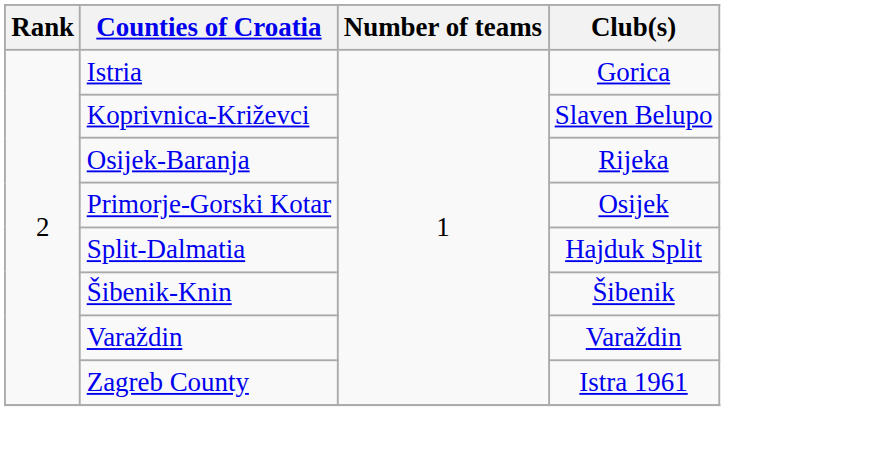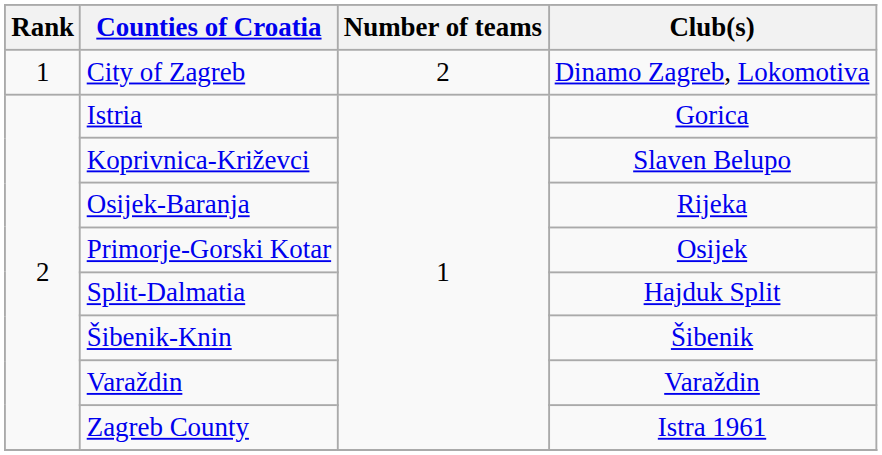+ row: (166, 71)
